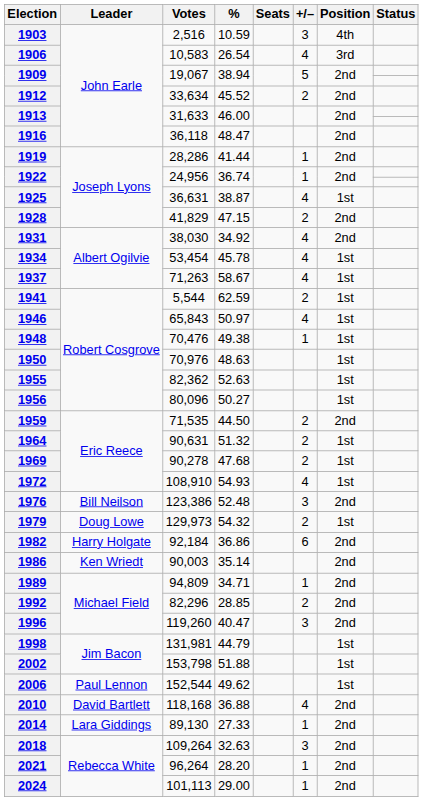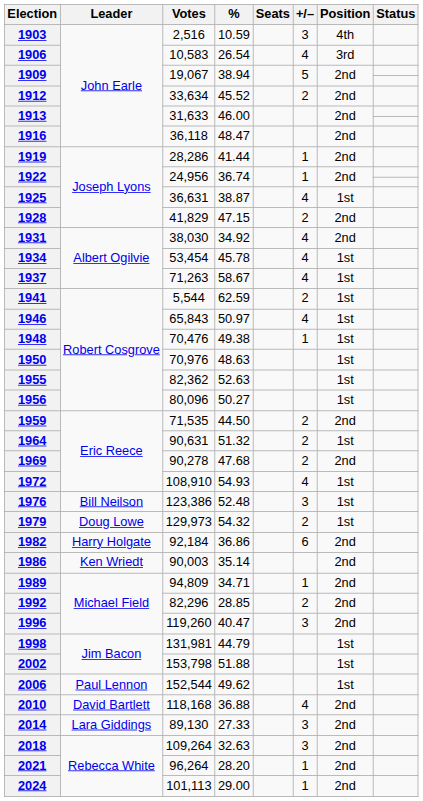(345, 461) 1st -> (345, 461) 2nd
(345, 501) 2nd -> (345, 501) 1st
(305, 725) 1 -> (305, 725) 3
